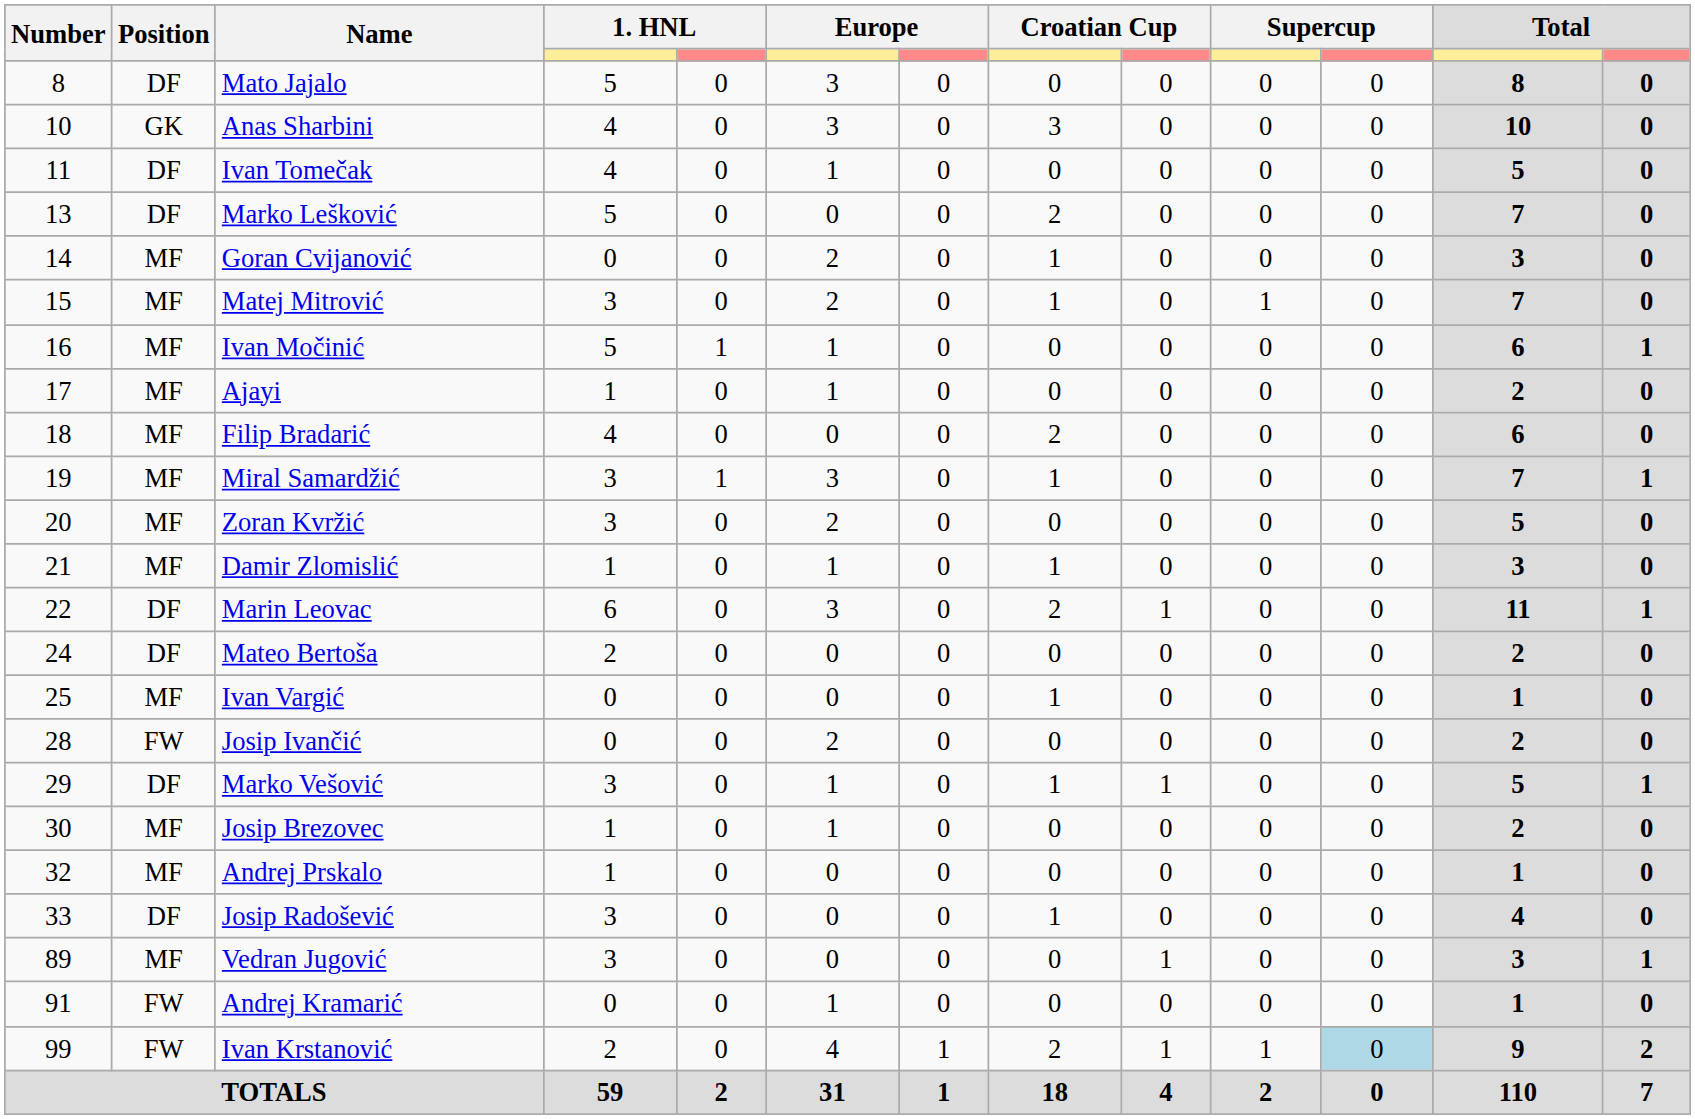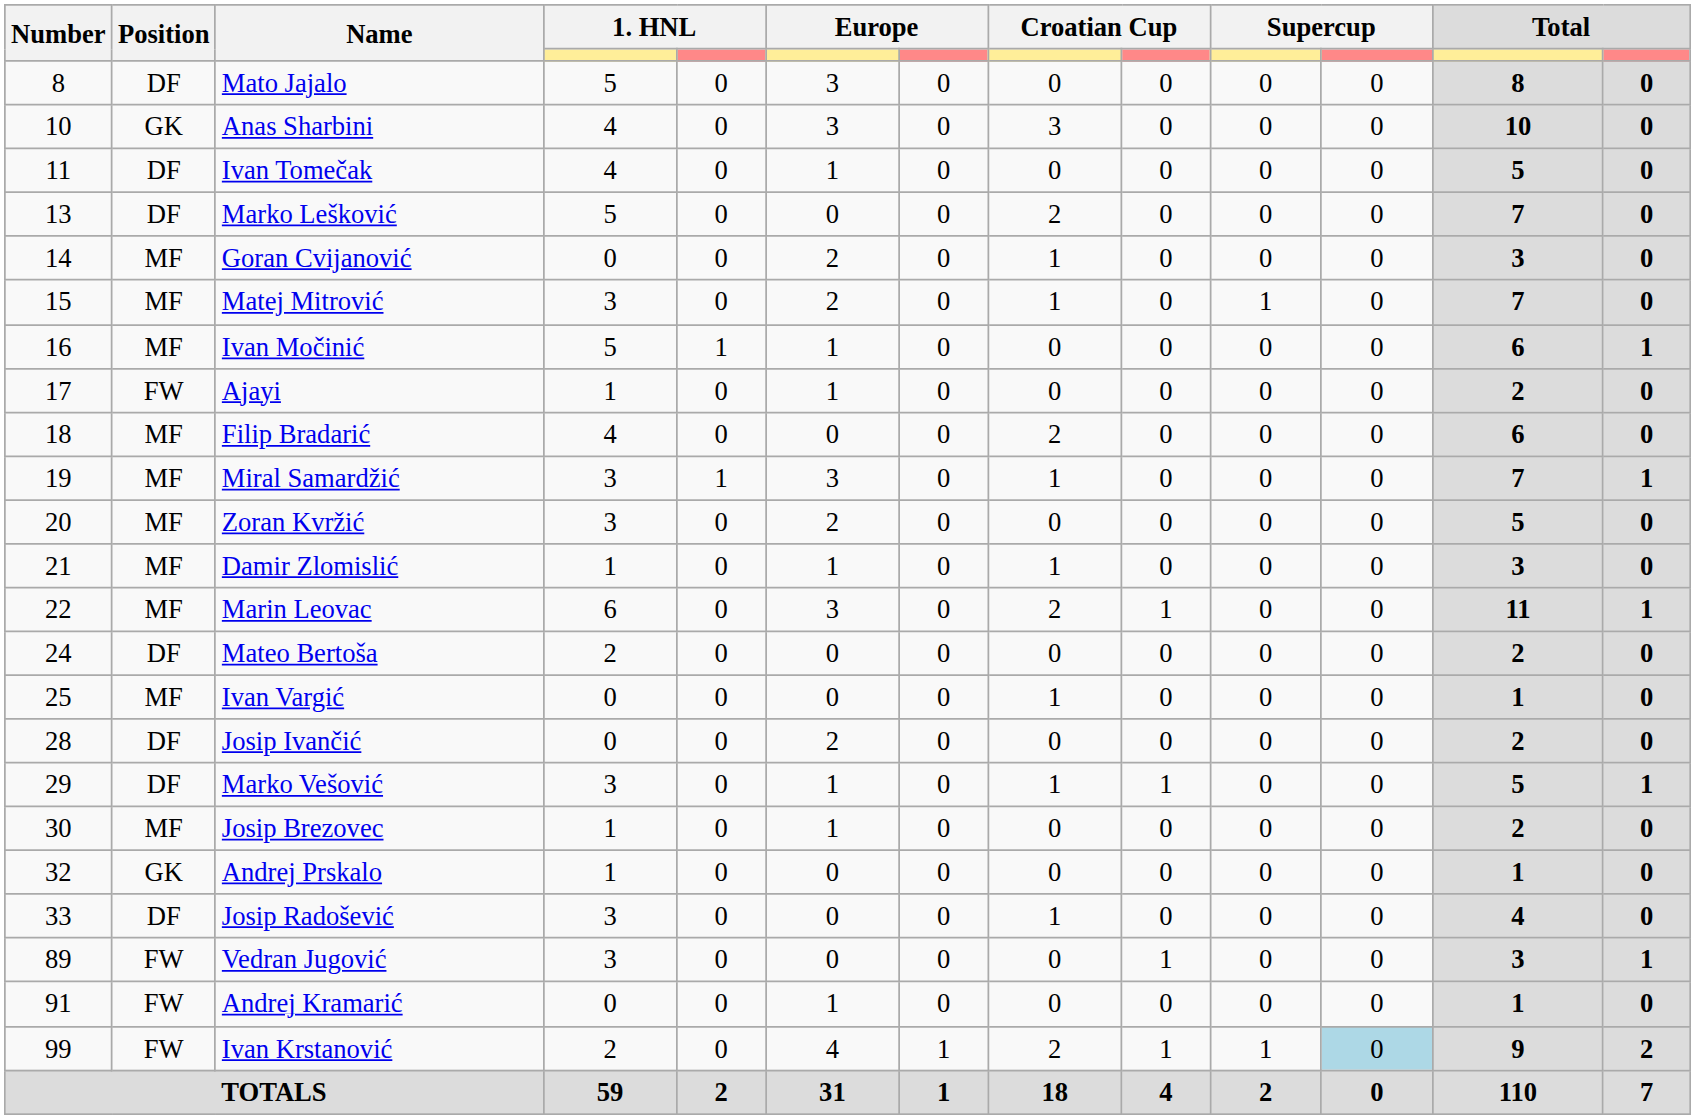(164, 389) MF -> (164, 389) FW
(164, 609) DF -> (164, 609) MF
(164, 740) FW -> (164, 740) DF
(164, 872) MF -> (164, 872) GK
(164, 960) MF -> (164, 960) FW
